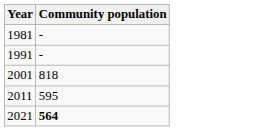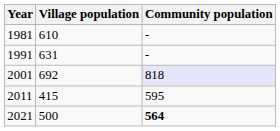+ column: (89, 14)
(48, 75) no background -> (155, 75) lavender background
